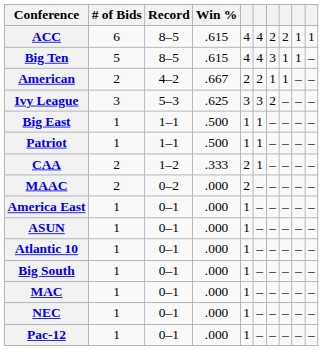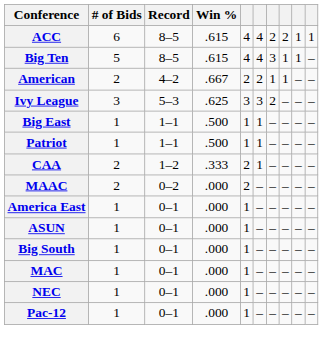- row: (47, 249)
